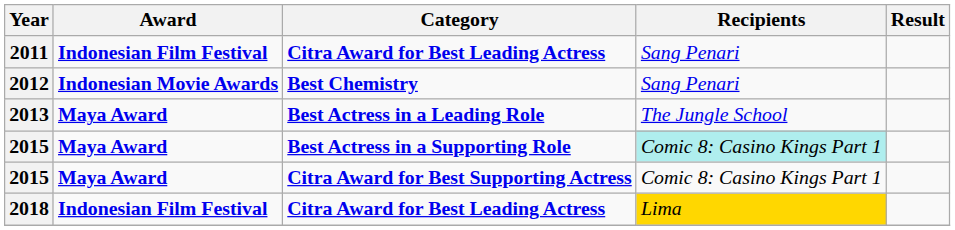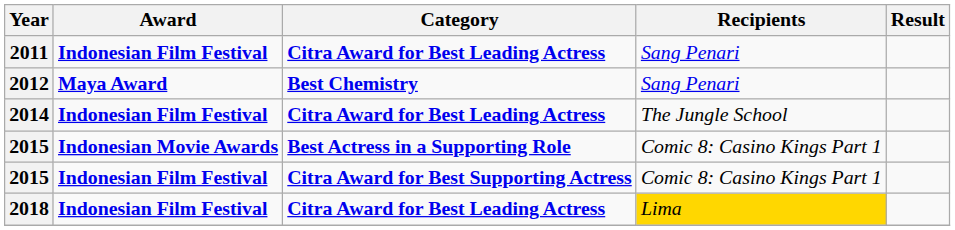(168, 83) Indonesian Movie Awards -> (113, 83) Maya Award
- row: (29, 114)
+ row: (29, 114)
(113, 146) Maya Award -> (168, 146) Indonesian Movie Awards
(761, 146) paleturquoise background -> (761, 146) no background
(113, 177) Maya Award -> (163, 177) Indonesian Film Festival
